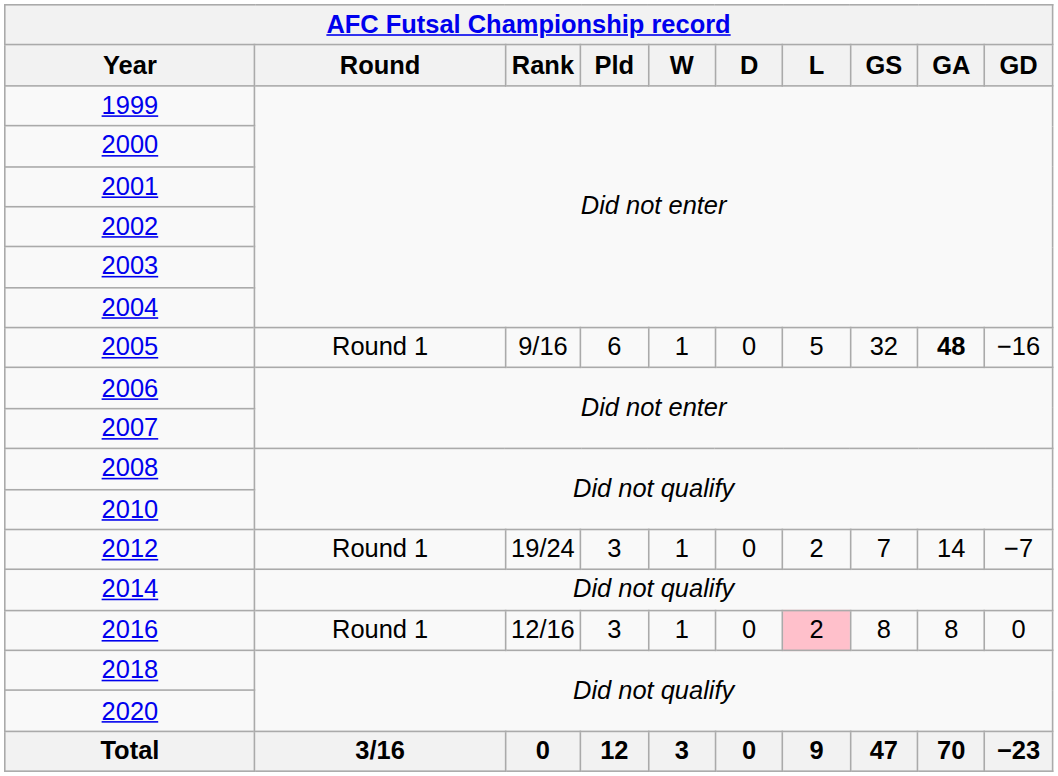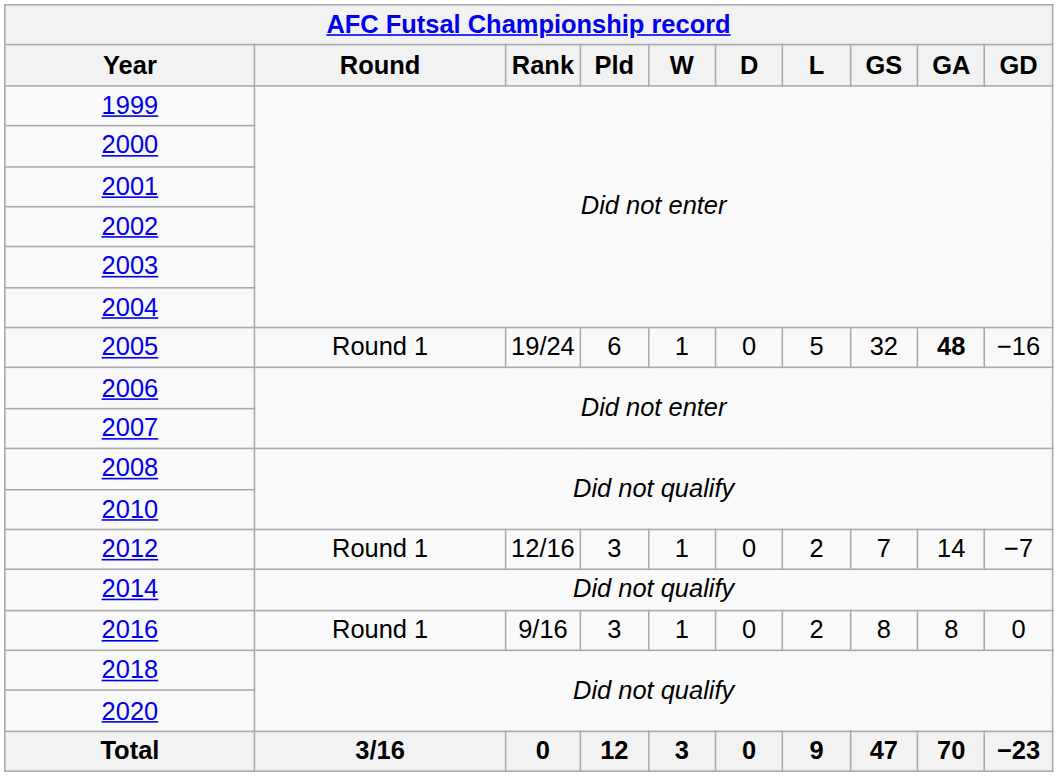(543, 347) 9/16 -> (543, 347) 19/24
(543, 549) 19/24 -> (543, 549) 12/16
(543, 629) 12/16 -> (543, 629) 9/16
(816, 629) pink background -> (816, 629) no background
